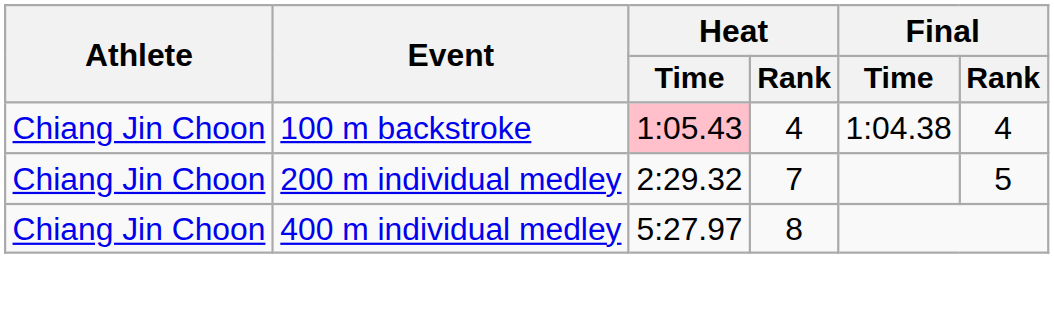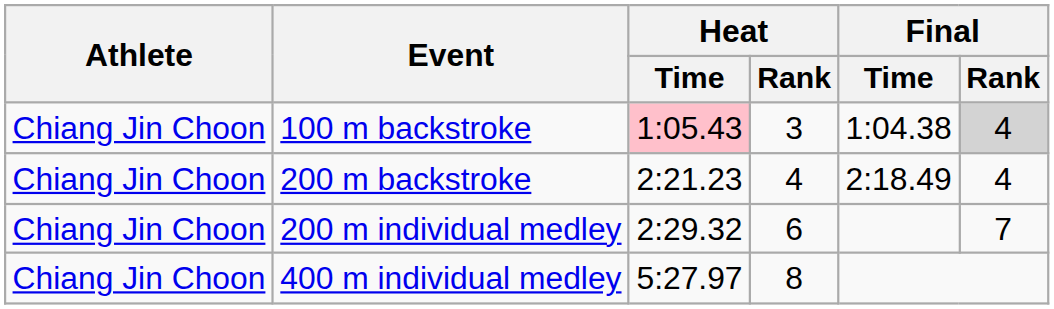(794, 128) 4 -> (794, 128) 3
(1003, 128) no background -> (1003, 128) lightgrey background
+ row: (406, 179)
(794, 179) 7 -> (794, 229) 6
(1003, 179) 5 -> (1003, 229) 7
